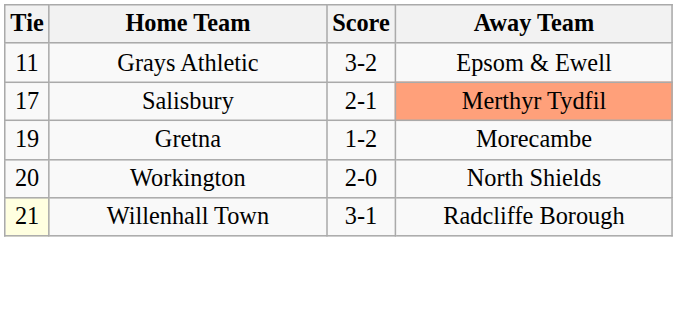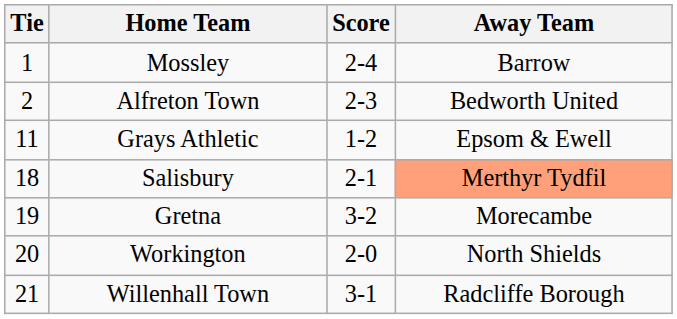+ row: (188, 62)
+ row: (188, 100)
(361, 62) 3-2 -> (361, 139) 1-2
(27, 100) 17 -> (27, 178) 18
(361, 139) 1-2 -> (361, 216) 3-2
(27, 216) lightyellow background -> (27, 293) no background
